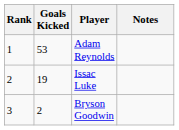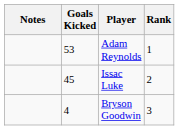columns swapped: (19, 19) <-> (145, 19)
(42, 80) 19 -> (69, 80) 45
(39, 110) 2 -> (66, 110) 4
